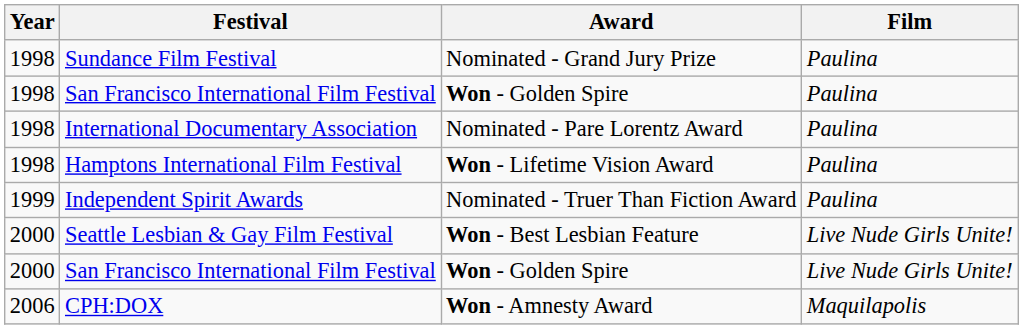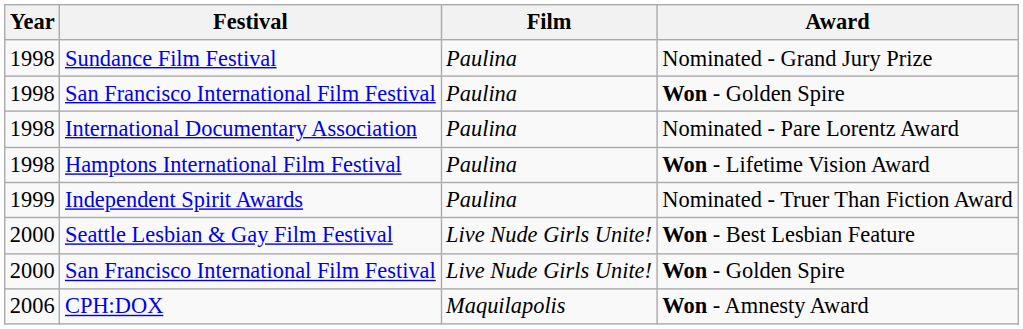columns swapped: (910, 22) <-> (621, 22)
